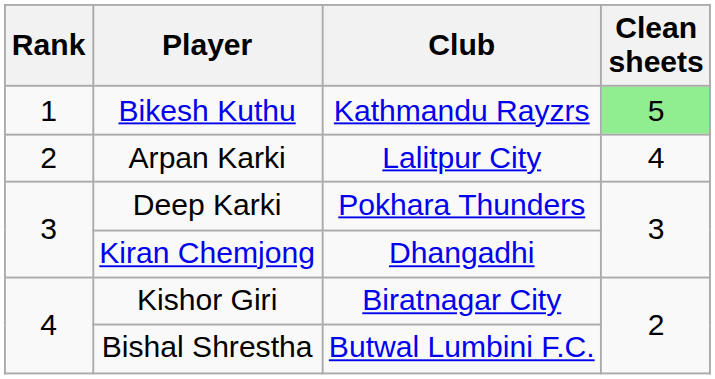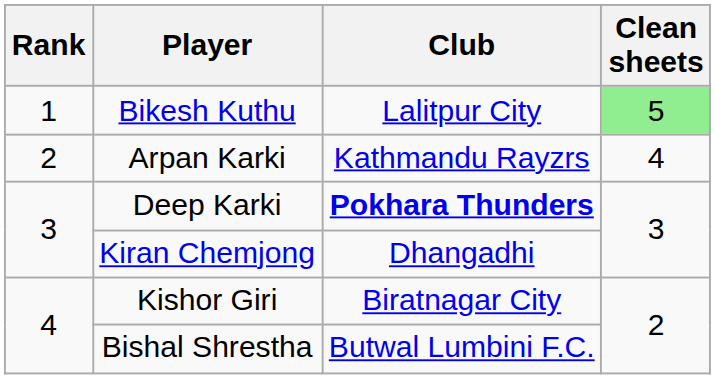(462, 109) Kathmandu Rayzrs -> (462, 109) Lalitpur City
(462, 157) Lalitpur City -> (462, 157) Kathmandu Rayzrs
(462, 205) normal -> (462, 205) bold
